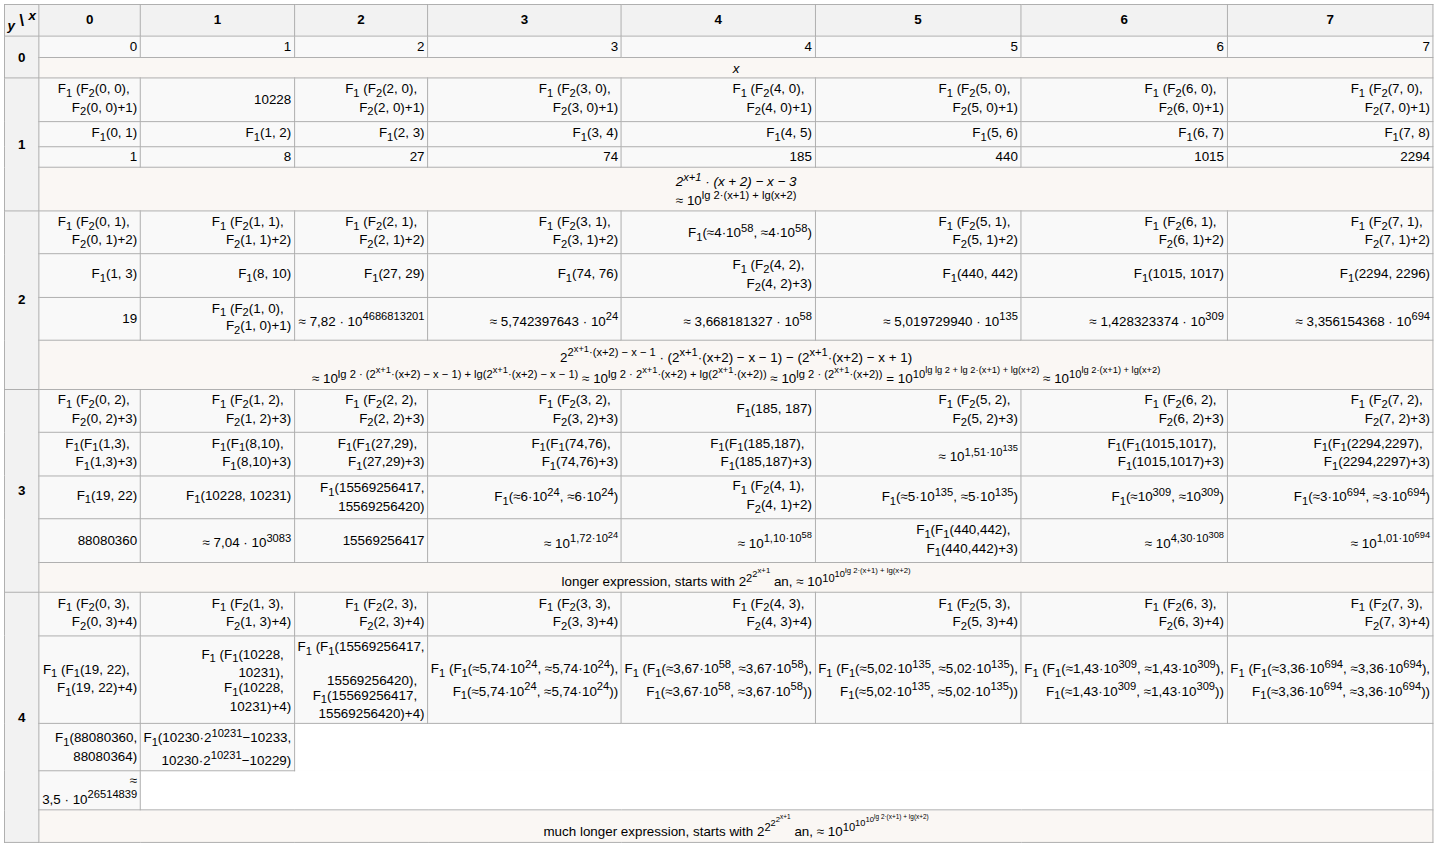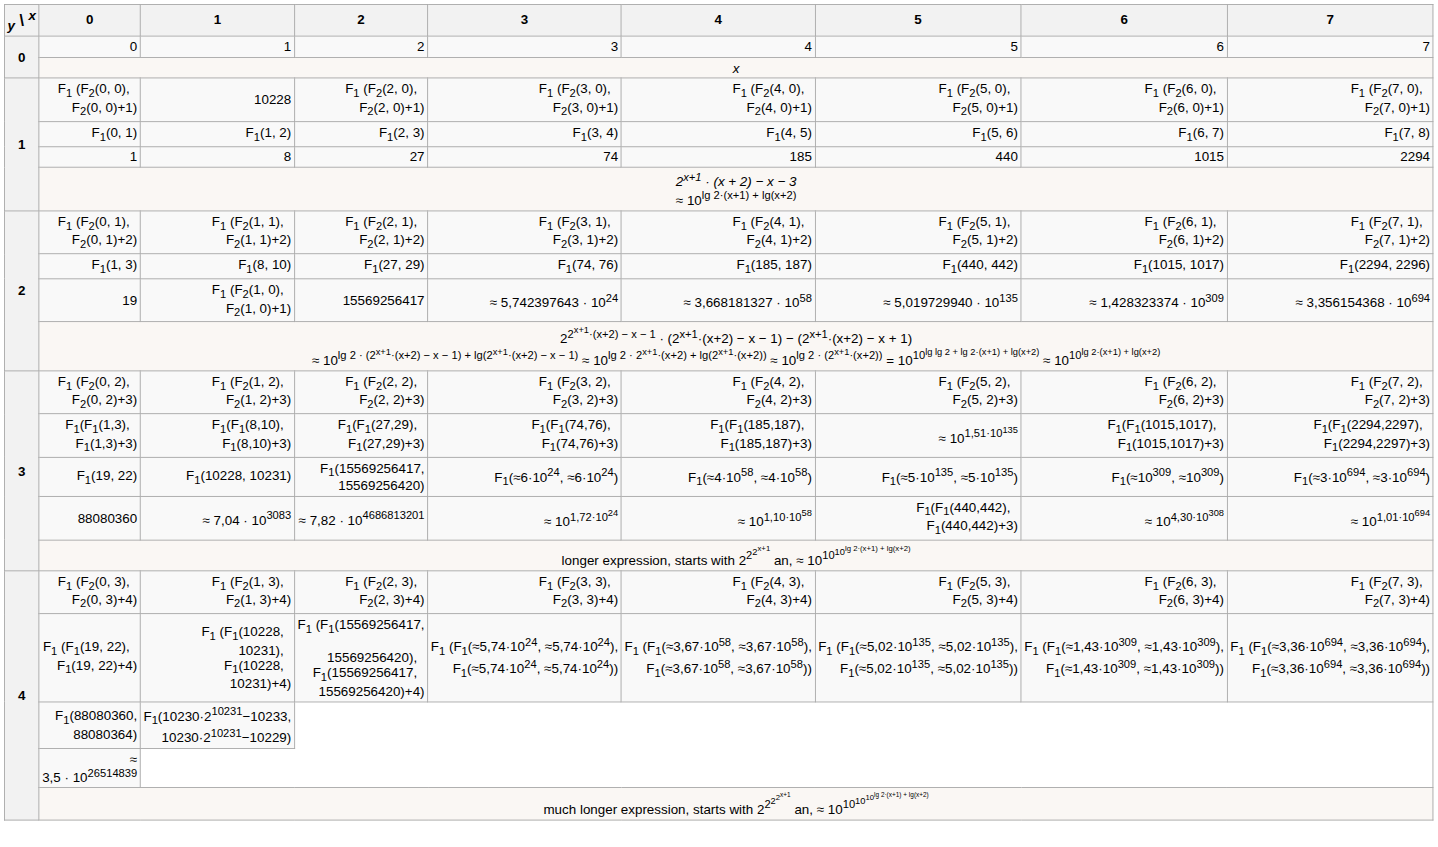(750, 233) F1(≈4·1058, ≈4·1058) -> (772, 233) F1 (F2(4, 1), F2(4, 1)+2)
(772, 276) F1 (F2(4, 2), F2(4, 2)+3) -> (774, 267) F1(185, 187)
(362, 319) ≈ 7,82 · 104686813201 -> (384, 301) 15569256417
(774, 411) F1(185, 187) -> (772, 393) F1 (F2(4, 2), F2(4, 2)+3)
(772, 498) F1 (F2(4, 1), F2(4, 1)+2) -> (750, 477) F1(≈4·1058, ≈4·1058)
(384, 541) 15569256417 -> (362, 519) ≈ 7,82 · 104686813201
